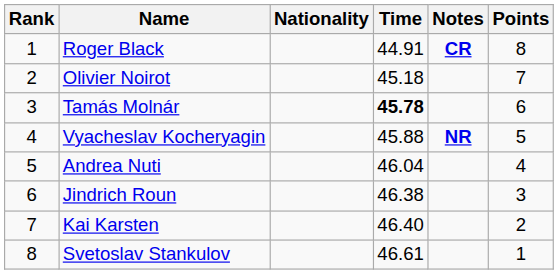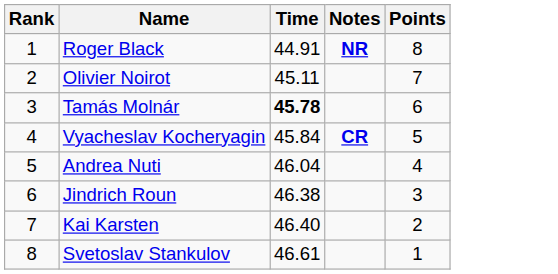- column: (321, 19)
(458, 48) CR -> (355, 48) NR
(401, 78) 45.18 -> (297, 78) 45.11
(401, 136) 45.88 -> (297, 136) 45.84
(458, 136) NR -> (355, 136) CR
